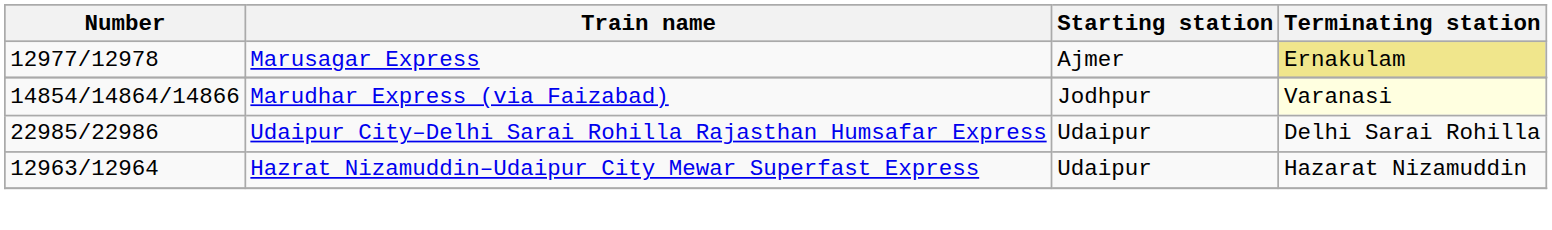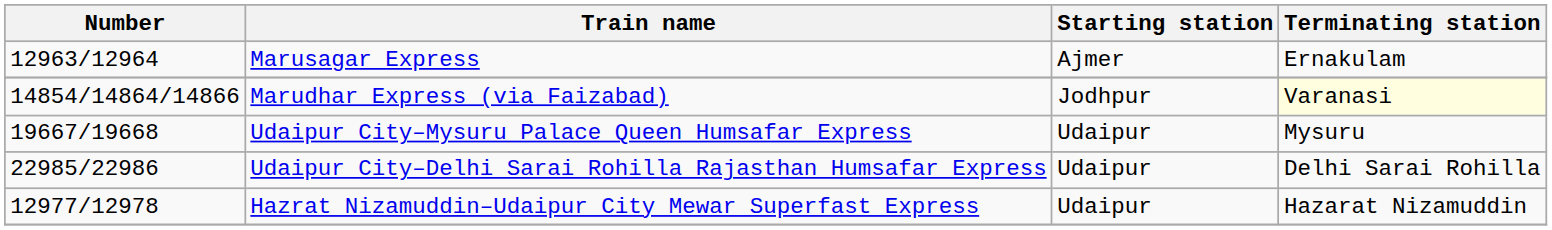(84, 60) 12977/12978 -> (84, 60) 12963/12964
(1345, 60) khaki background -> (1345, 60) no background
+ row: (581, 133)
(84, 170) 12963/12964 -> (84, 206) 12977/12978
